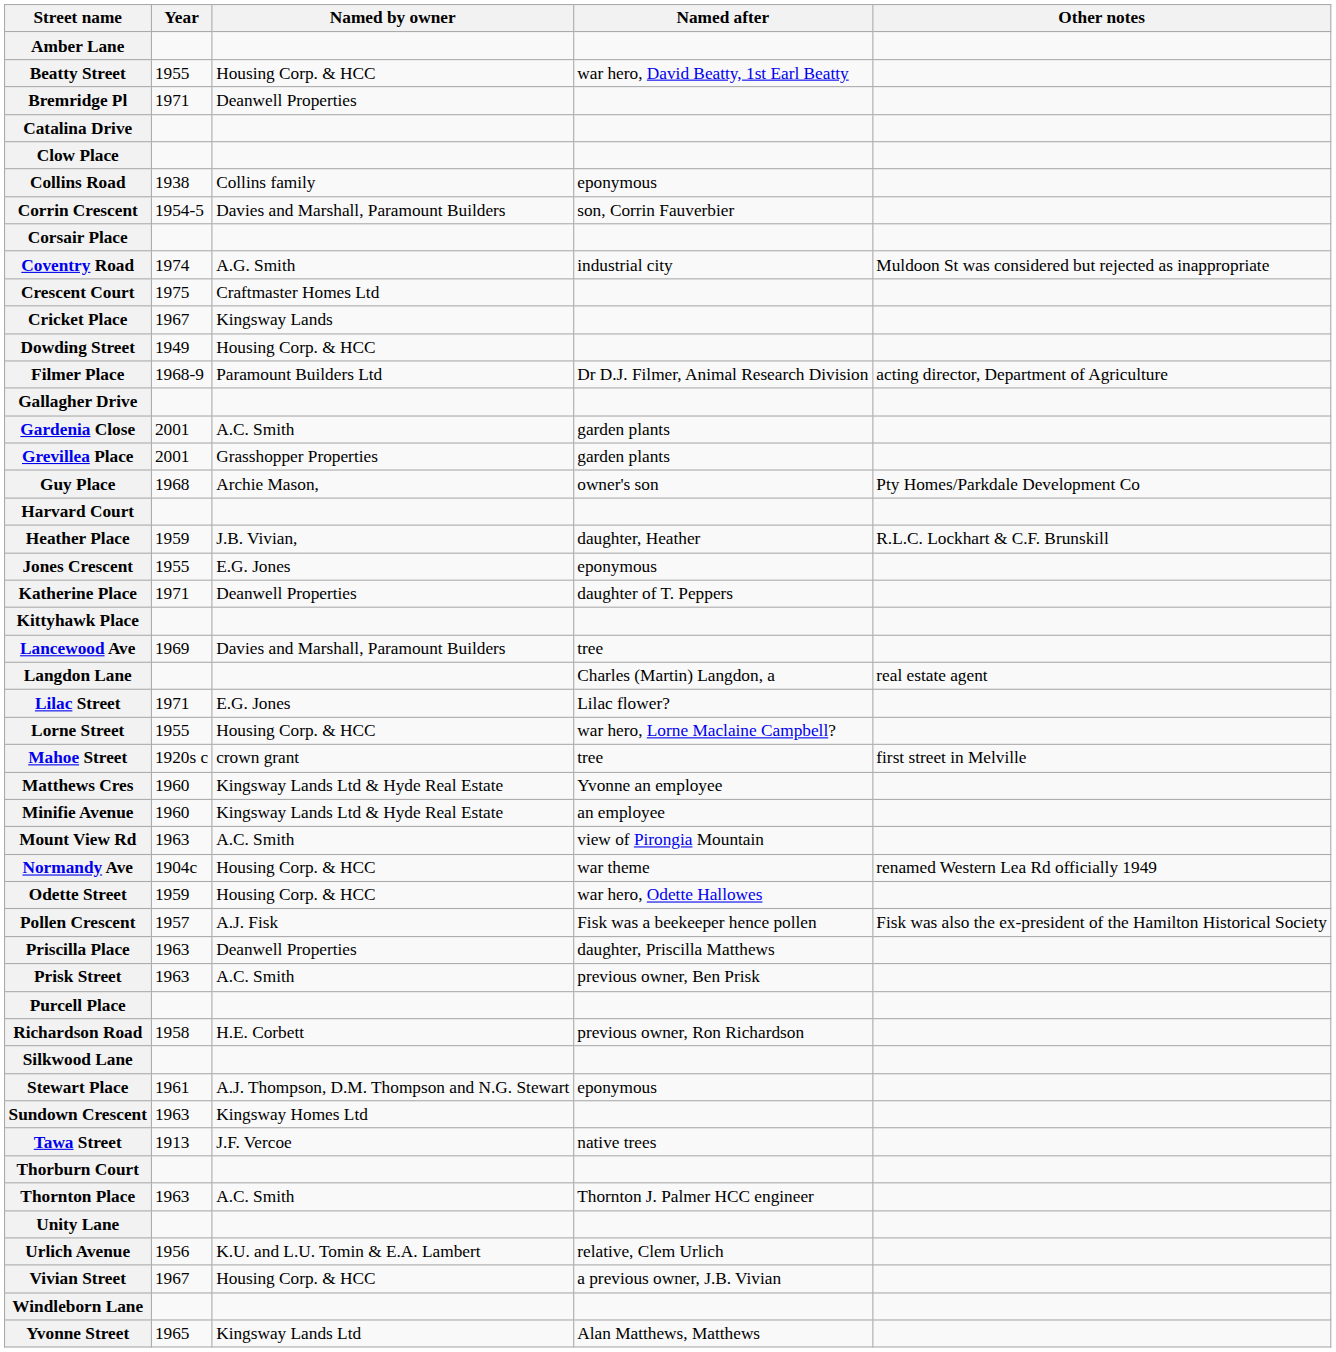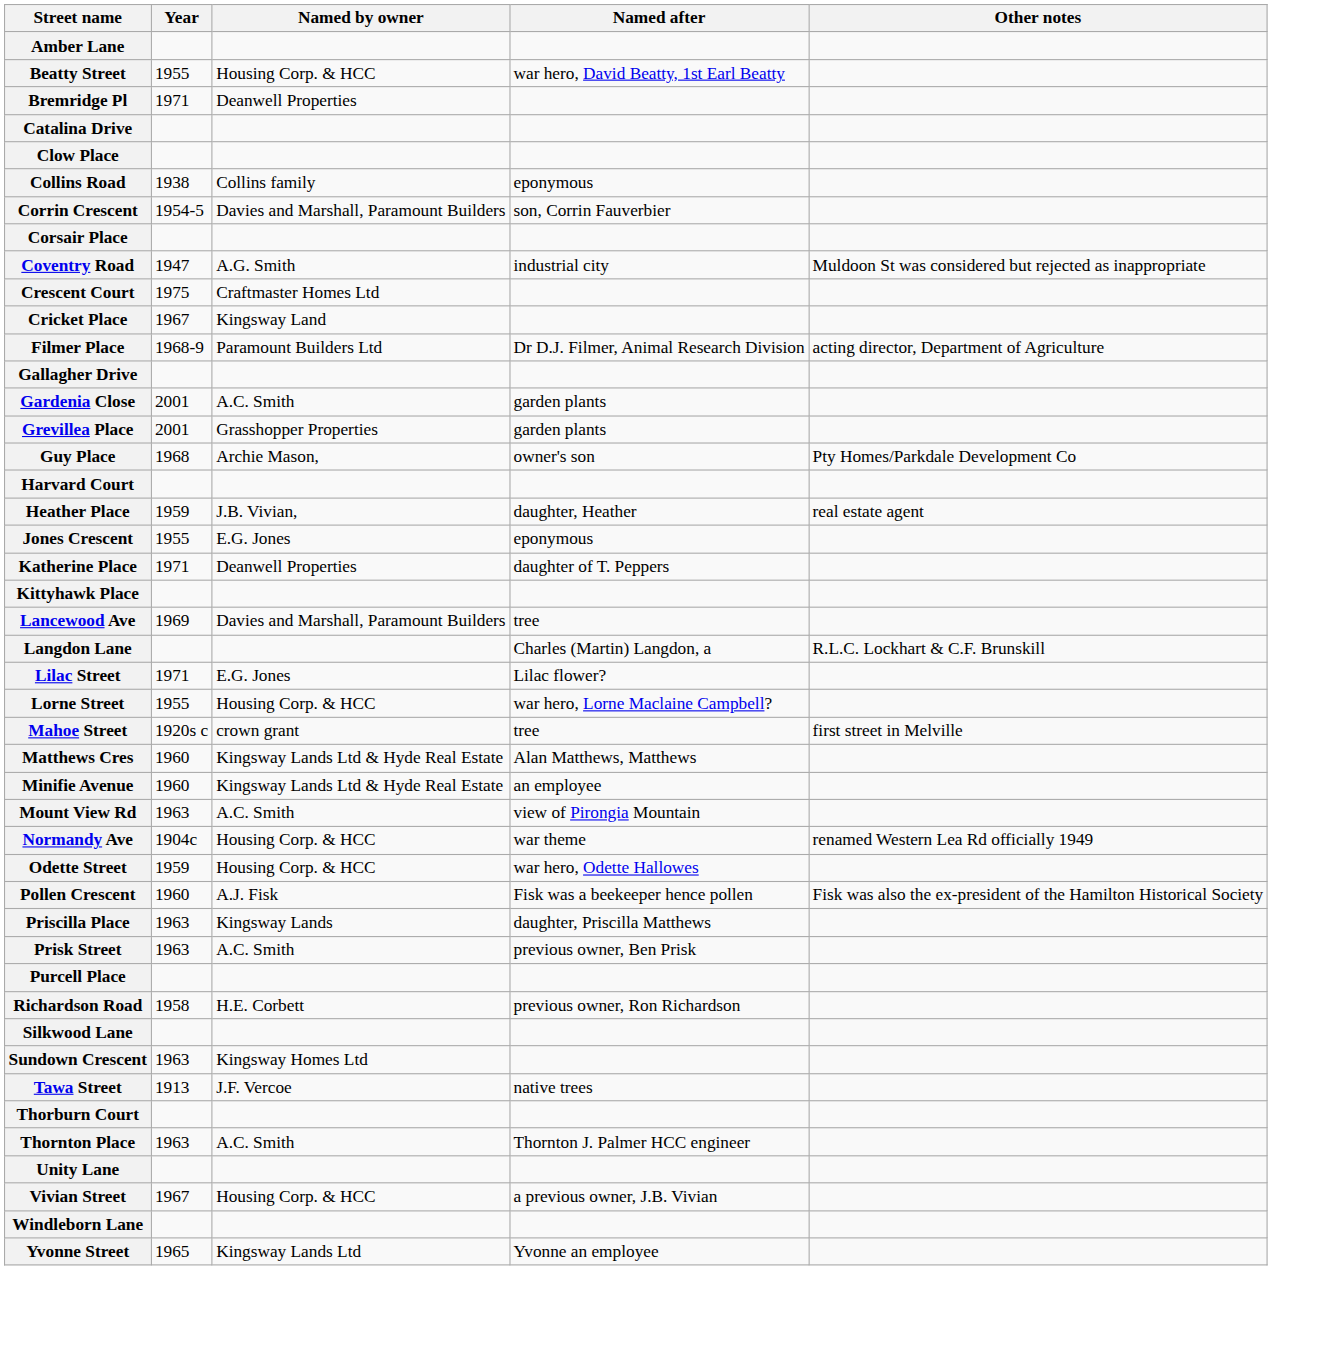(172, 264) 1974 -> (172, 264) 1947
(274, 319) Kingsway Lands -> (271, 319) Kingsway Land
- row: (78, 347)
(993, 538) R.L.C. Lockhart & C.F. Brunskill -> (868, 511) real estate agent
(932, 675) real estate agent -> (929, 648) R.L.C. Lockhart & C.F. Brunskill
(650, 785) Yvonne an employee -> (605, 758) Alan Matthews, Matthews
(172, 922) 1957 -> (172, 895) 1960
(286, 949) Deanwell Properties -> (274, 922) Kingsway Lands
- row: (78, 1086)
- row: (78, 1251)
(669, 1333) Alan Matthews, Matthews -> (586, 1251) Yvonne an employee
